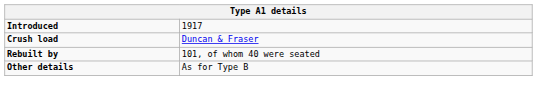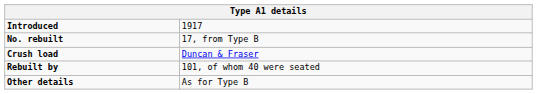+ row: (35, 40)
